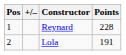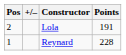rows swapped: (57, 27) <-> (50, 42)
